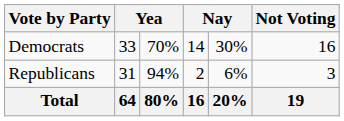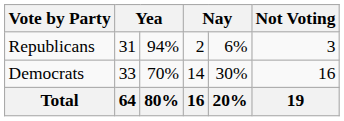rows swapped: (52, 73) <-> (46, 45)
